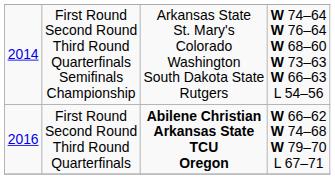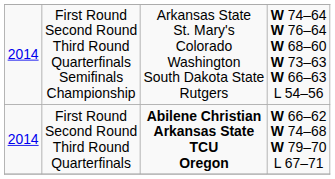(23, 139) 2016 -> (23, 139) 2014
